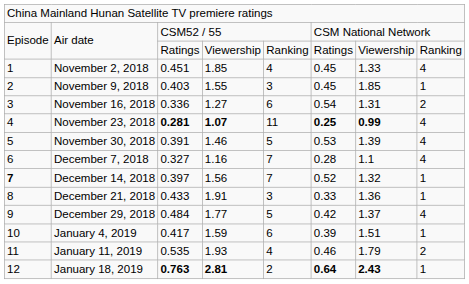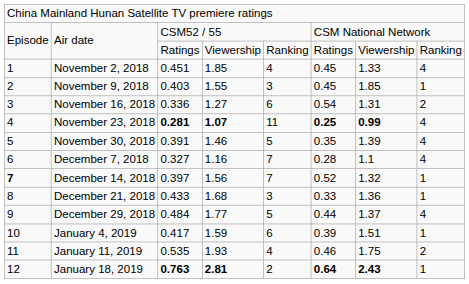(325, 141) 0.53 -> (325, 141) 0.35
(216, 196) 1.91 -> (216, 196) 1.68
(325, 214) 0.42 -> (325, 214) 0.44
(369, 251) 1.79 -> (369, 251) 1.75
